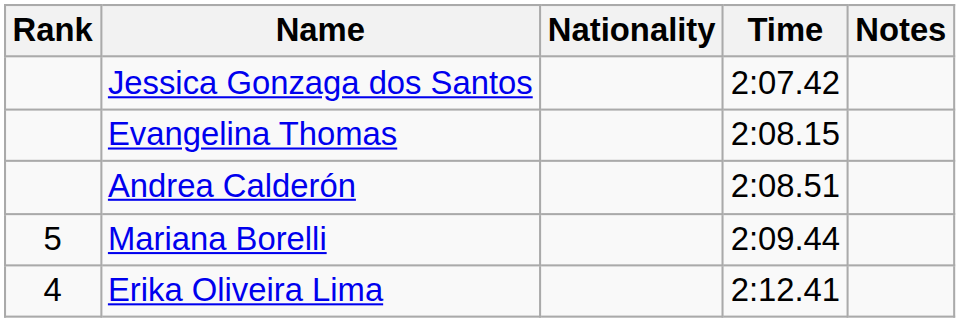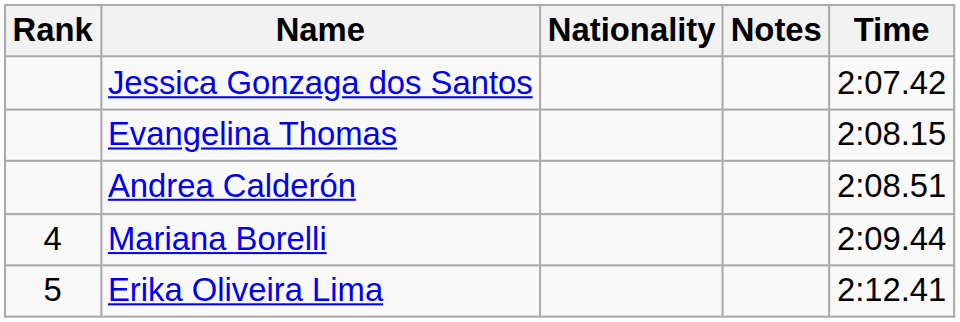columns swapped: (785, 30) <-> (901, 30)
(53, 238) 5 -> (53, 238) 4
(53, 290) 4 -> (53, 290) 5
